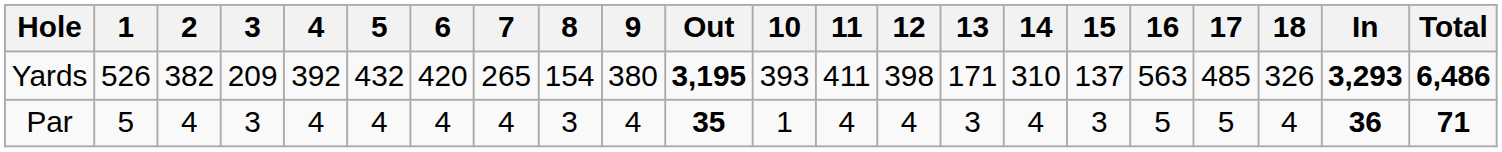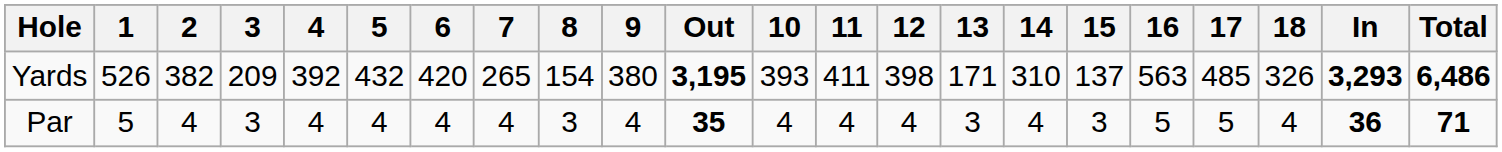(785, 122) 1 -> (785, 122) 4
